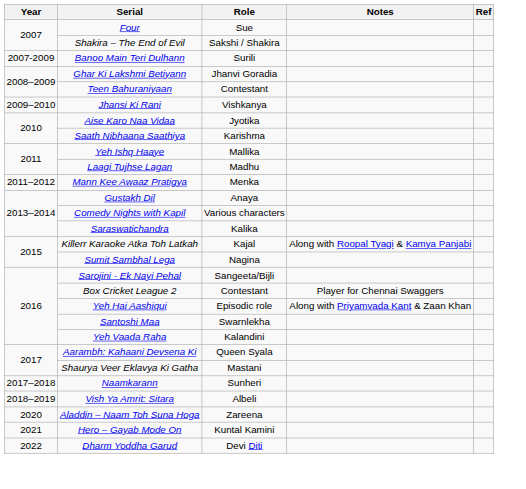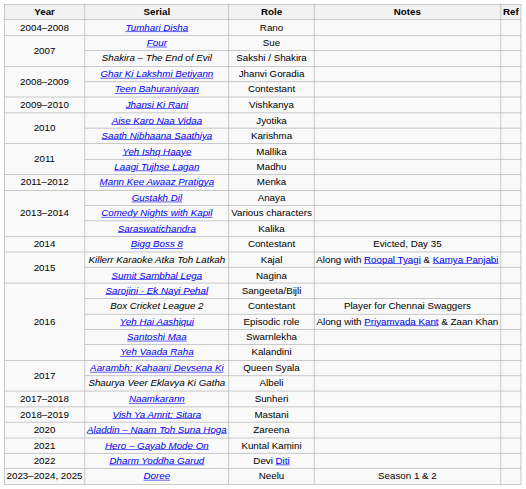+ row: (157, 27)
- row: (130, 58)
+ row: (157, 244)
(244, 368) Mastani -> (271, 383) Albeli
(244, 399) Albeli -> (271, 414) Mastani
+ row: (157, 476)
